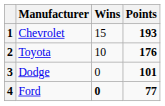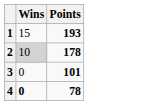- column: (54, 14)
(100, 52) no background -> (24, 52) lightgrey background
(148, 52) 176 -> (72, 52) 178
(151, 91) 77 -> (75, 91) 78
